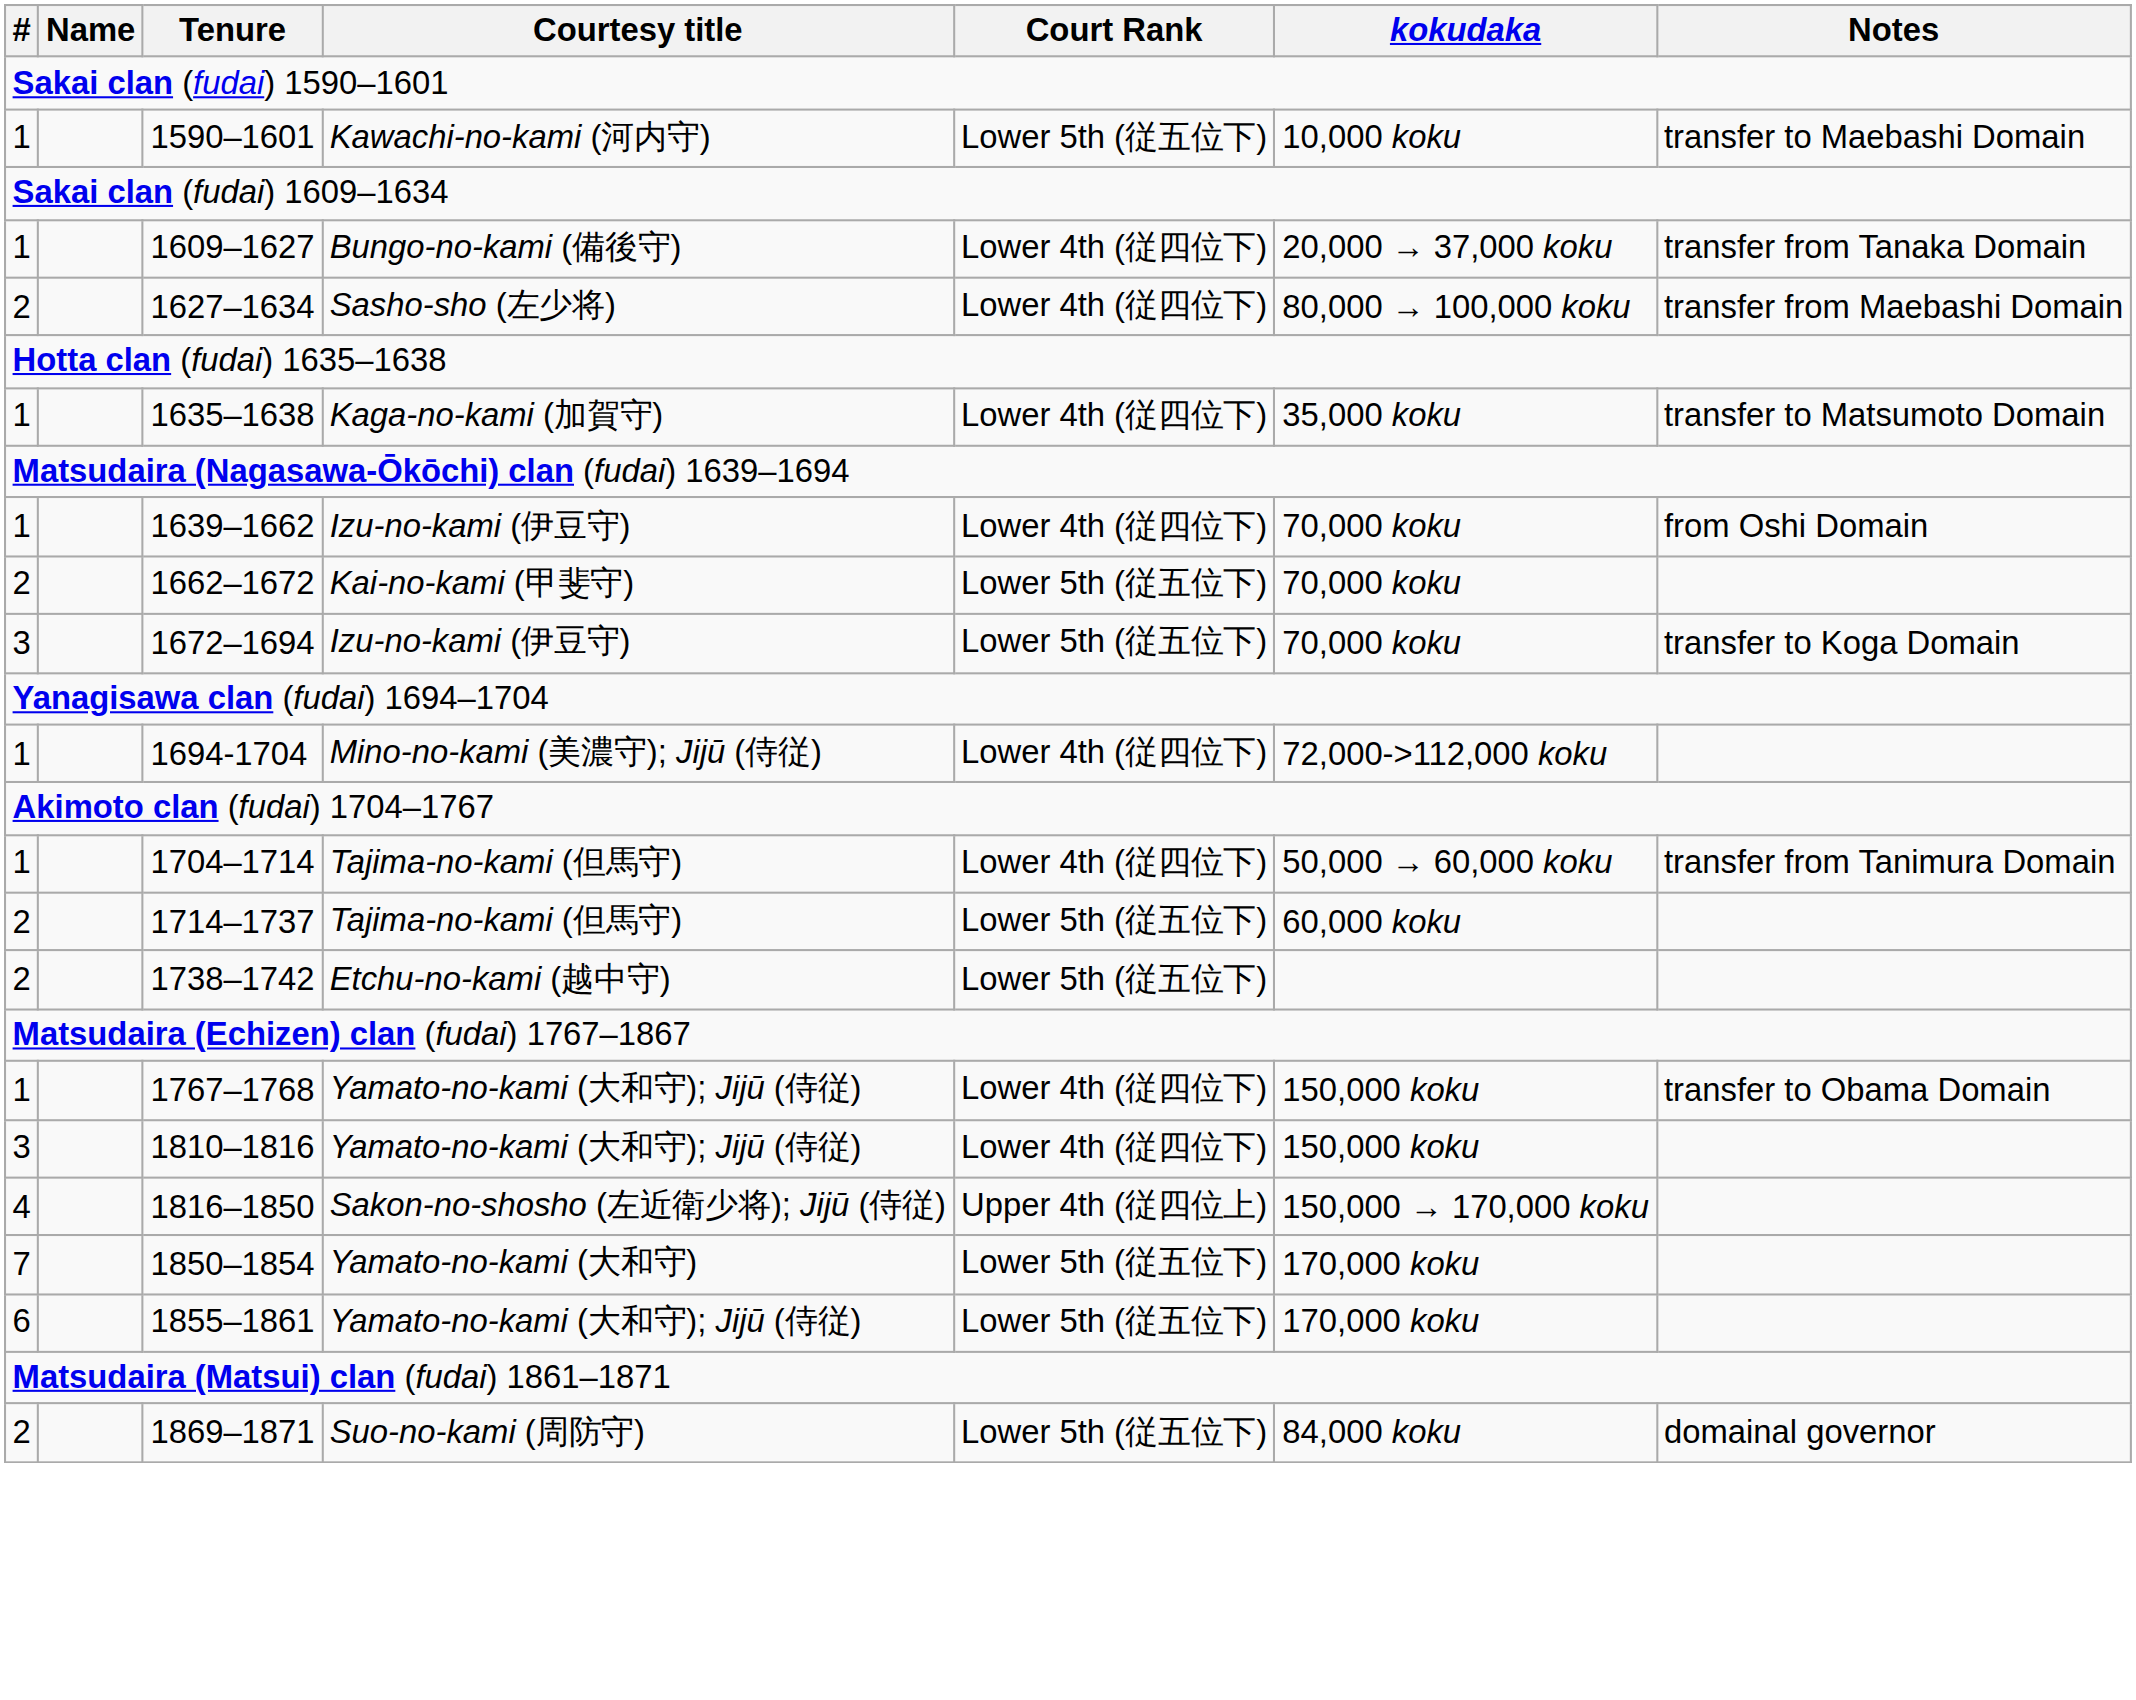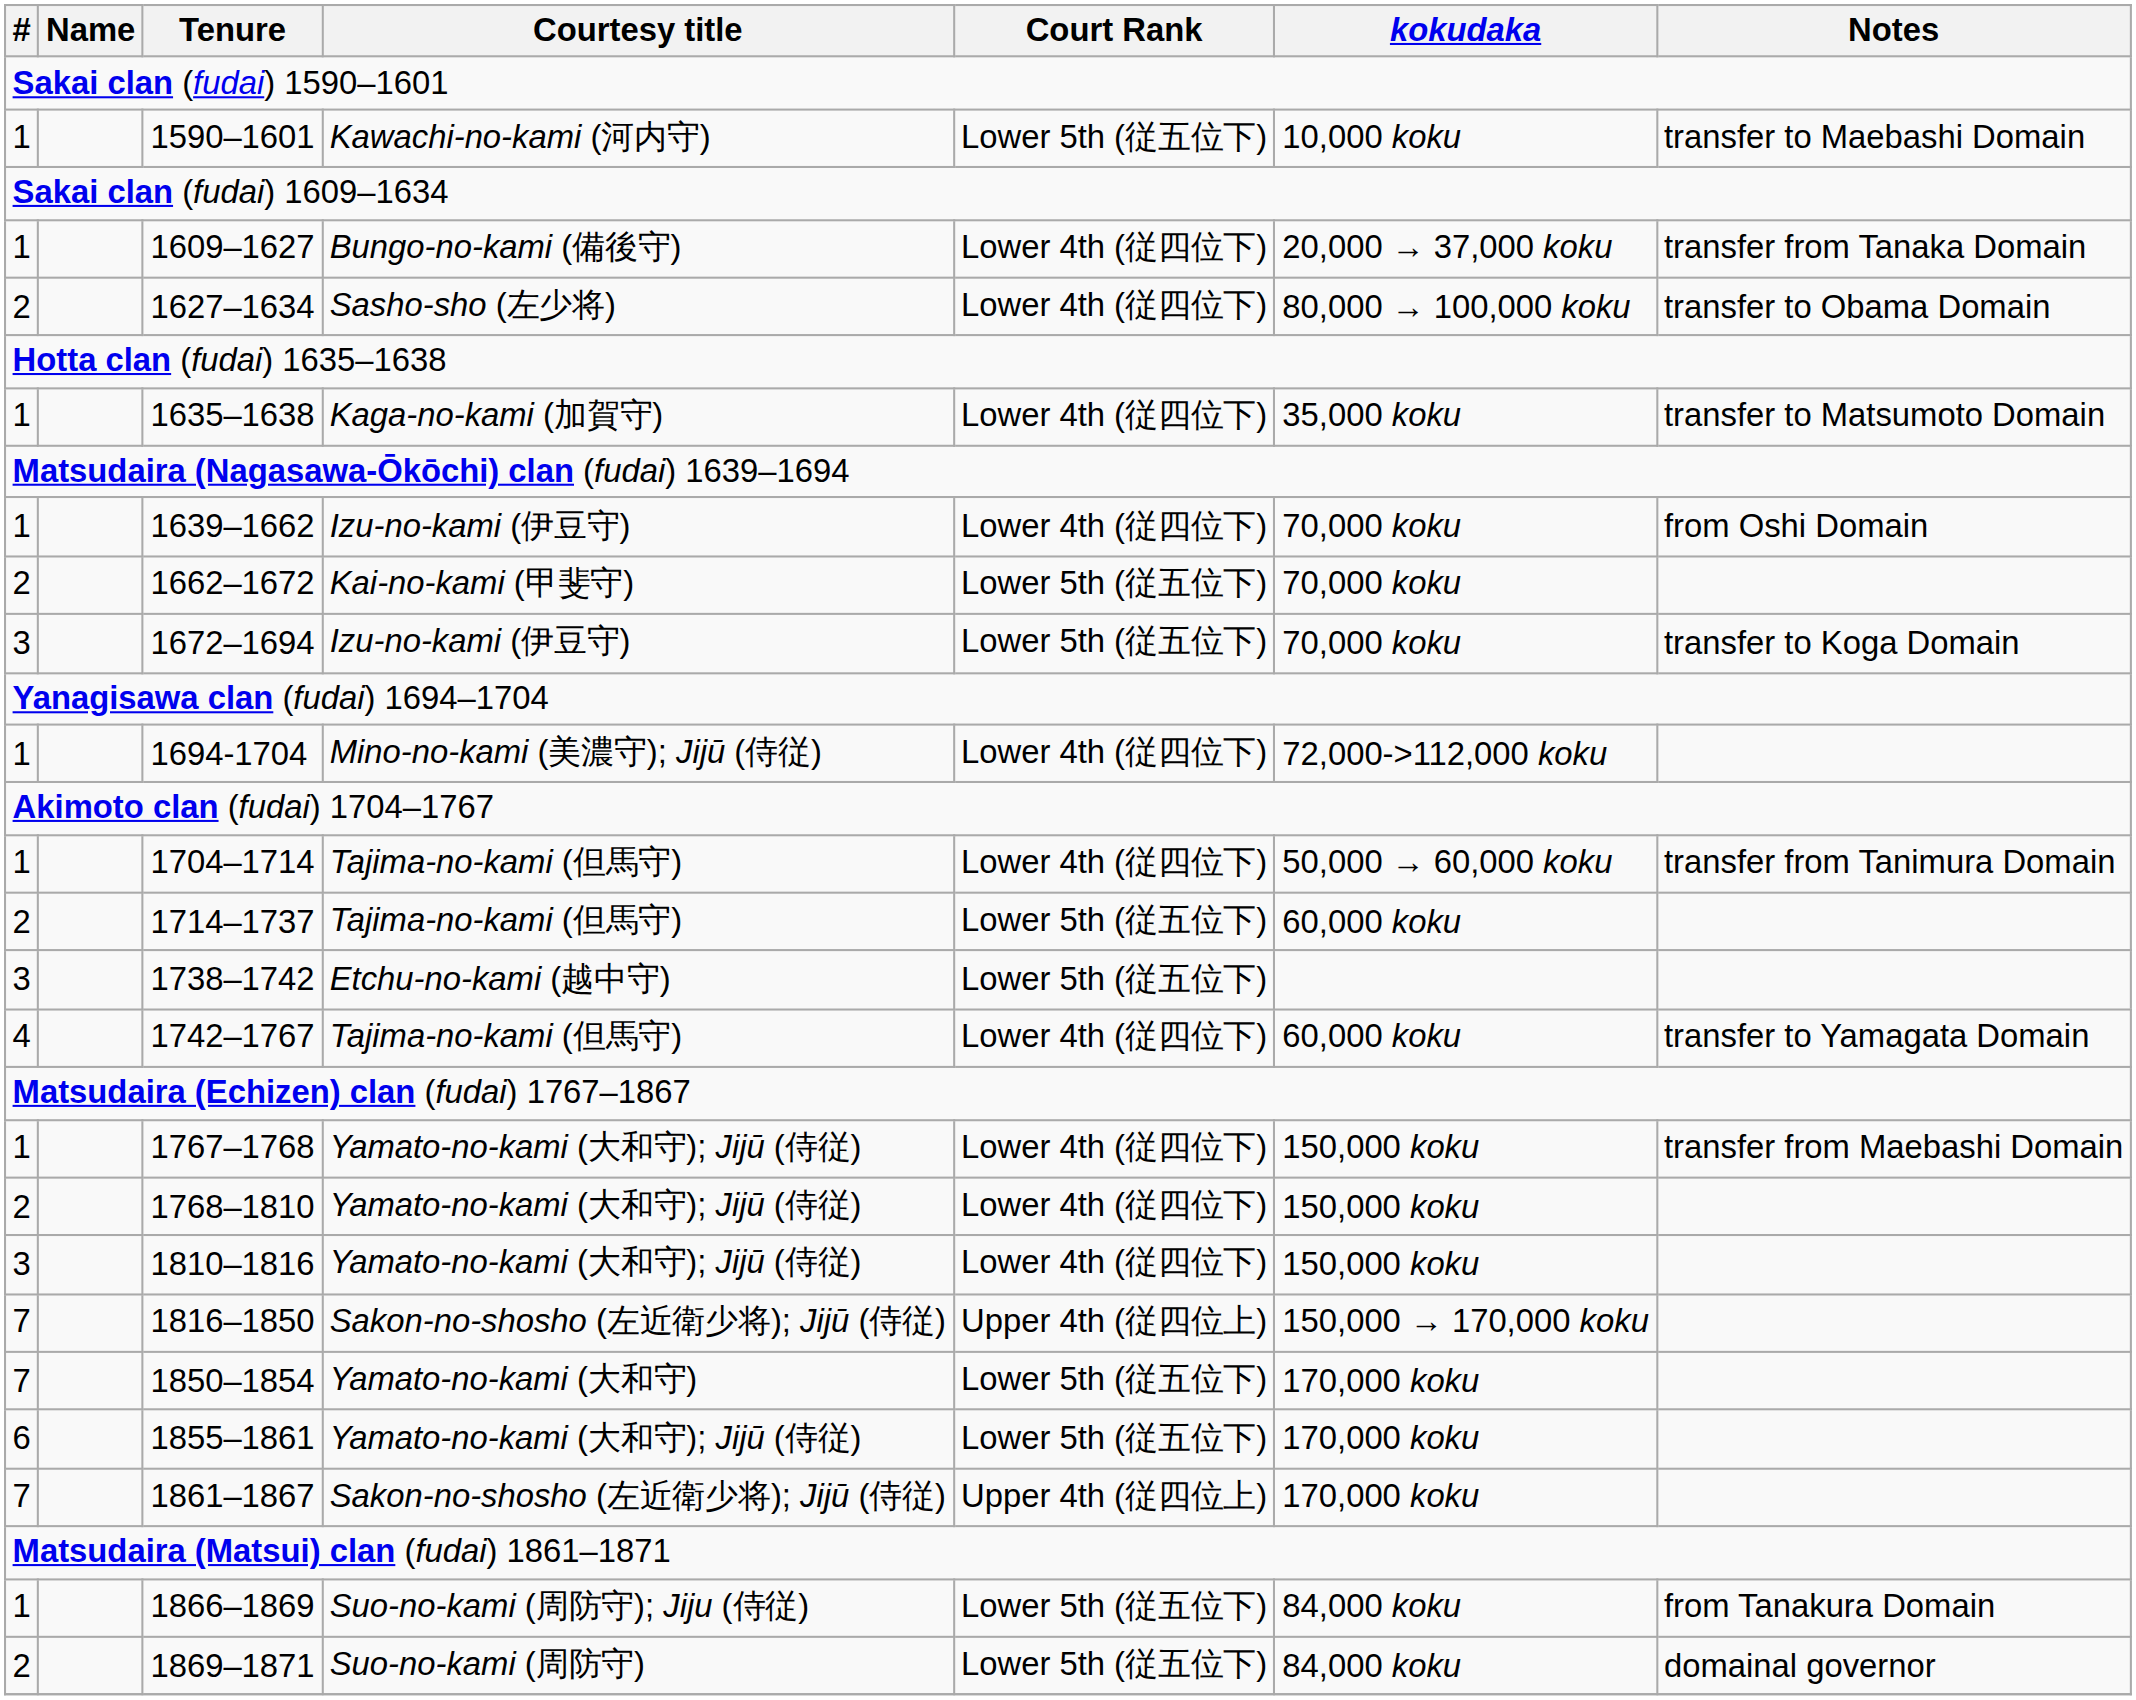(1894, 305) transfer from Maebashi Domain -> (1857, 305) transfer to Obama Domain
(22, 979) 2 -> (22, 979) 3
+ row: (233, 1037)
(1857, 1089) transfer to Obama Domain -> (1894, 1147) transfer from Maebashi Domain
+ row: (233, 1205)
(22, 1205) 4 -> (22, 1322) 7
+ row: (233, 1496)
+ row: (233, 1606)
